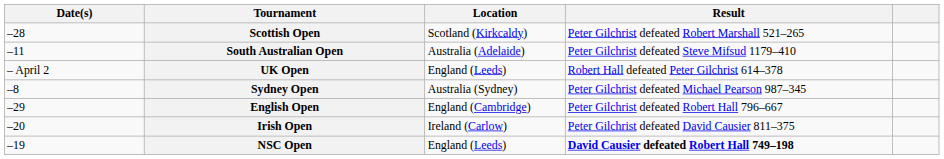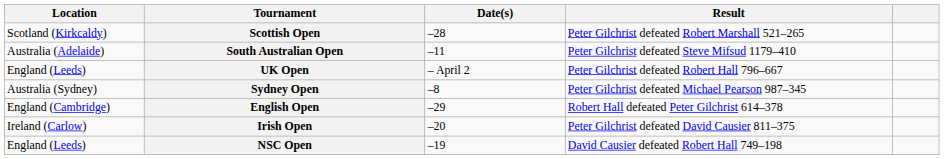columns swapped: (74, 13) <-> (495, 13)
(675, 70) Robert Hall defeated Peter Gilchrist 614–378 -> (675, 70) Peter Gilchrist defeated Robert Hall 796–667
(675, 107) Peter Gilchrist defeated Robert Hall 796–667 -> (675, 107) Robert Hall defeated Peter Gilchrist 614–378
(681, 145) bold -> (675, 145) normal
